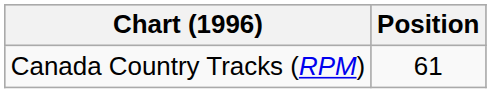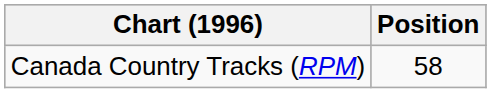(428, 66) 61 -> (428, 66) 58
